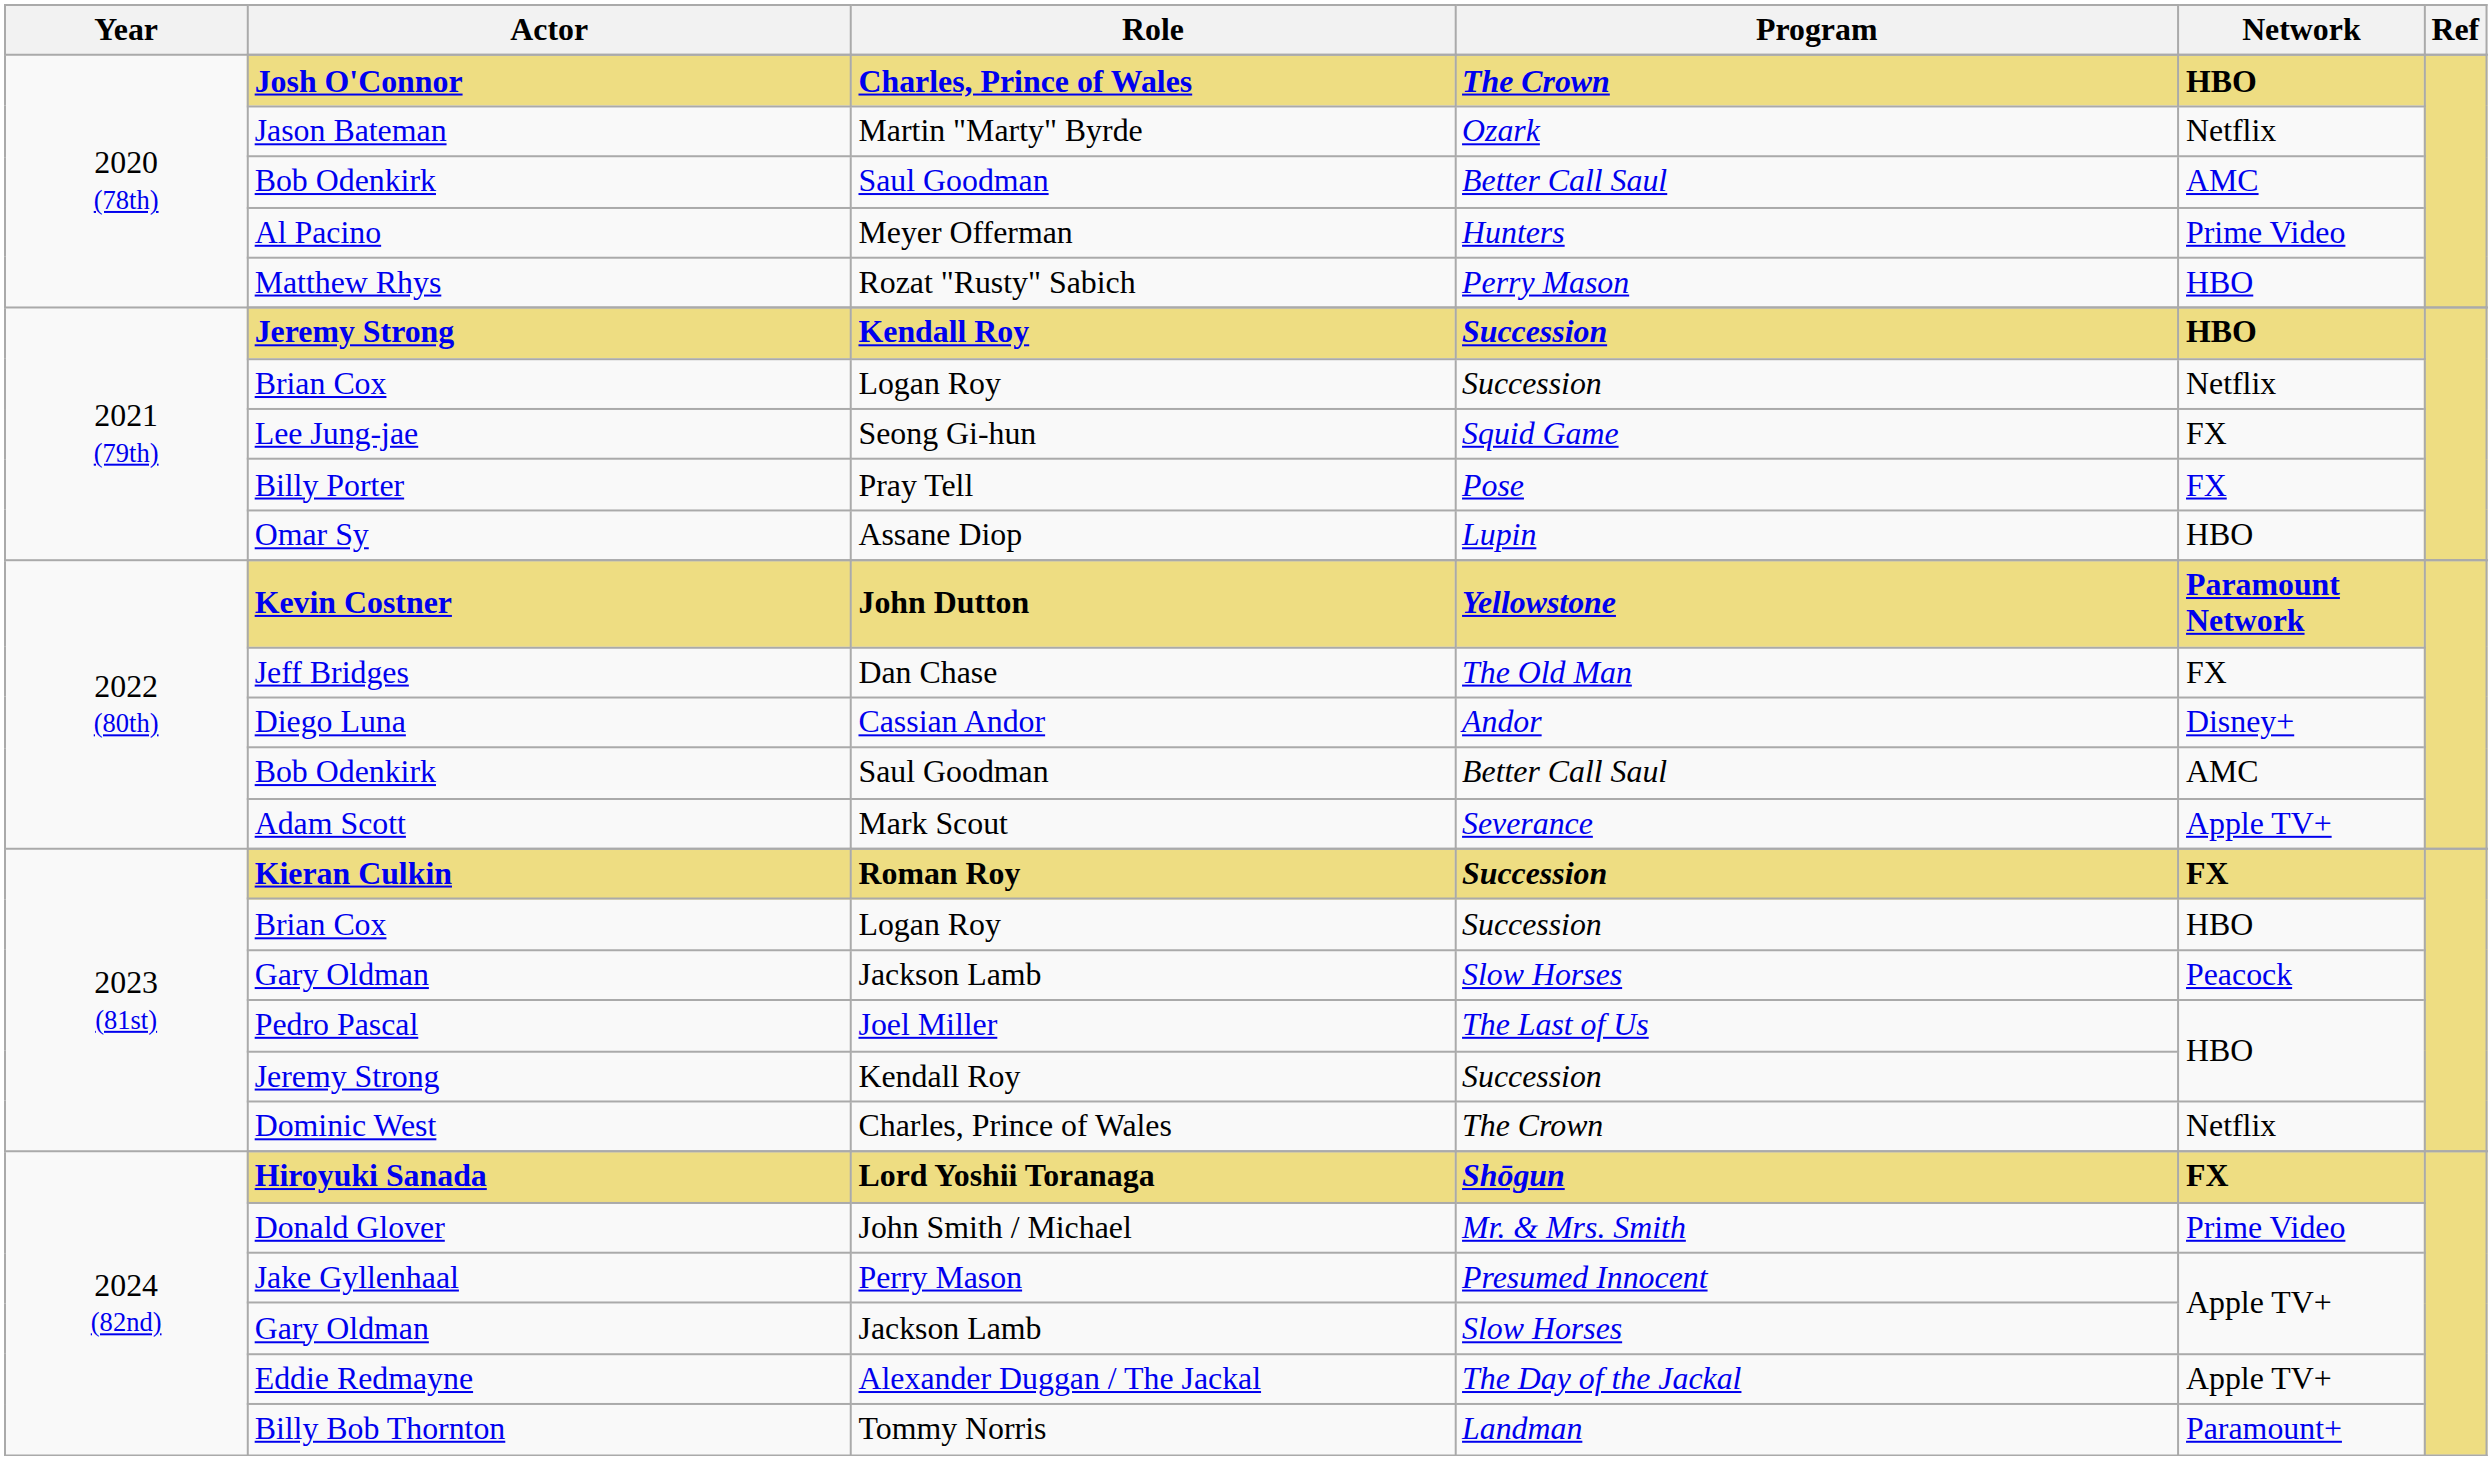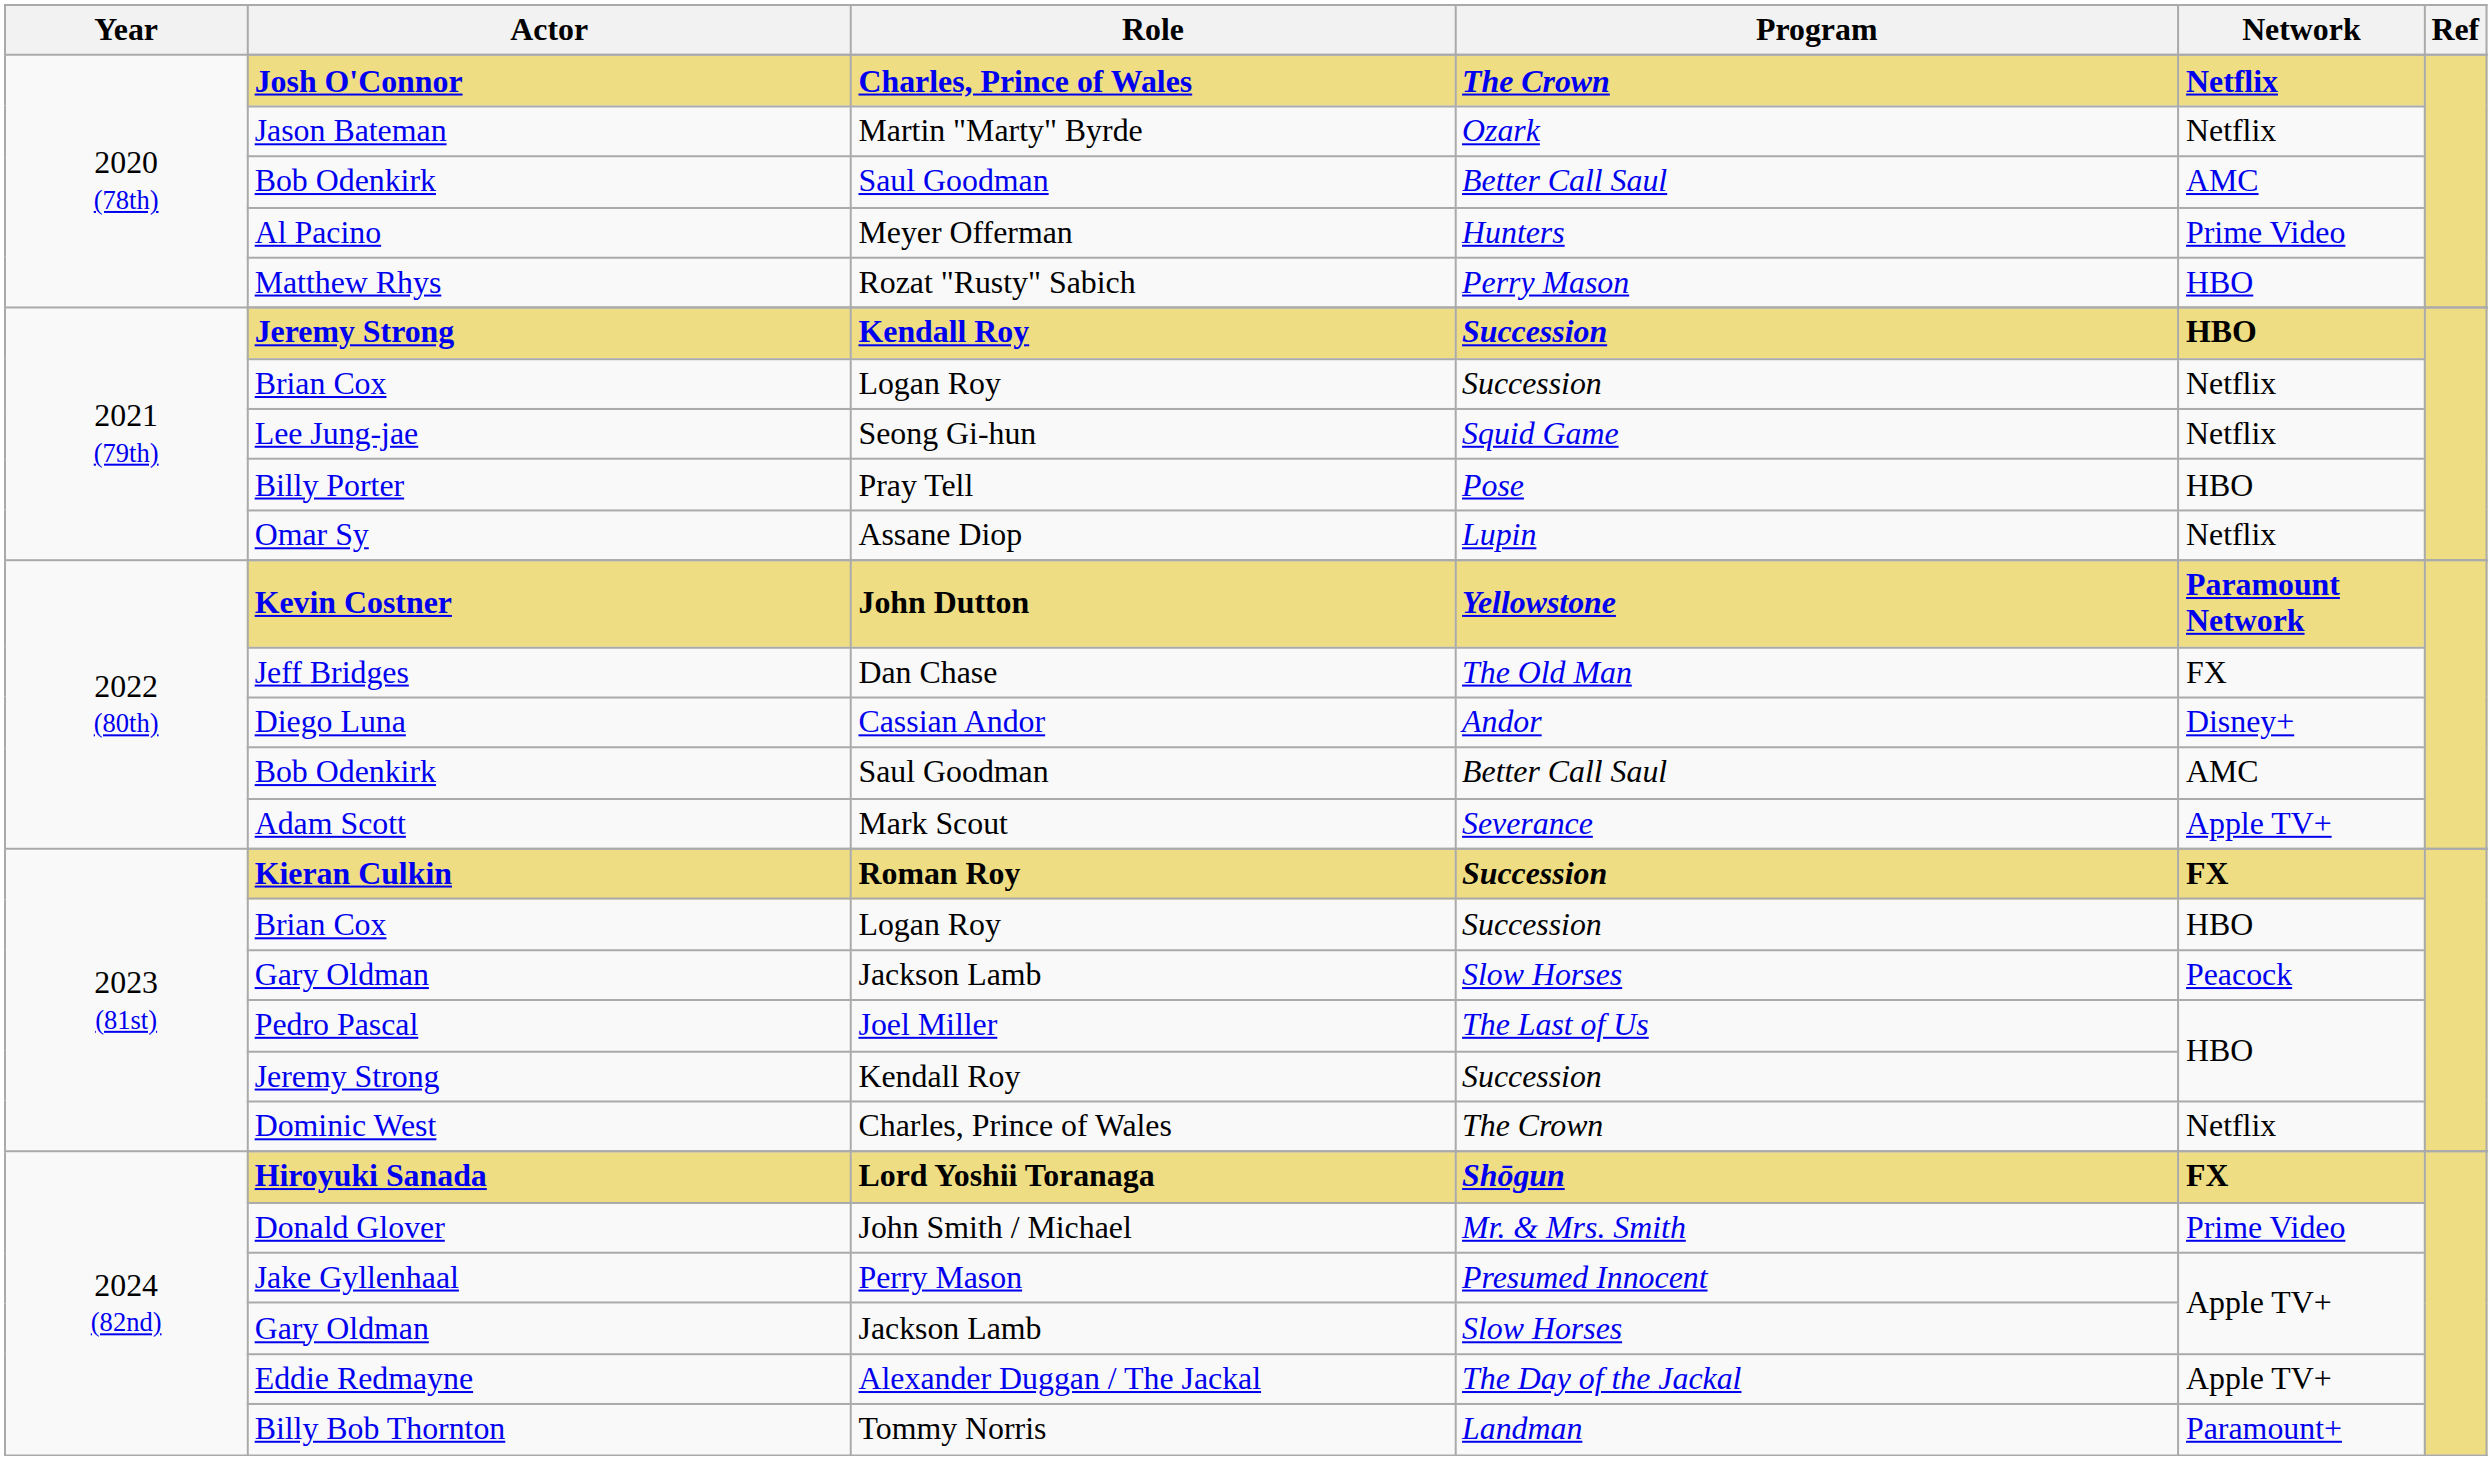(2221, 80) HBO -> (2232, 80) Netflix
(2206, 433) FX -> (2231, 433) Netflix
(2206, 484) FX -> (2220, 484) HBO
(2220, 534) HBO -> (2231, 534) Netflix
